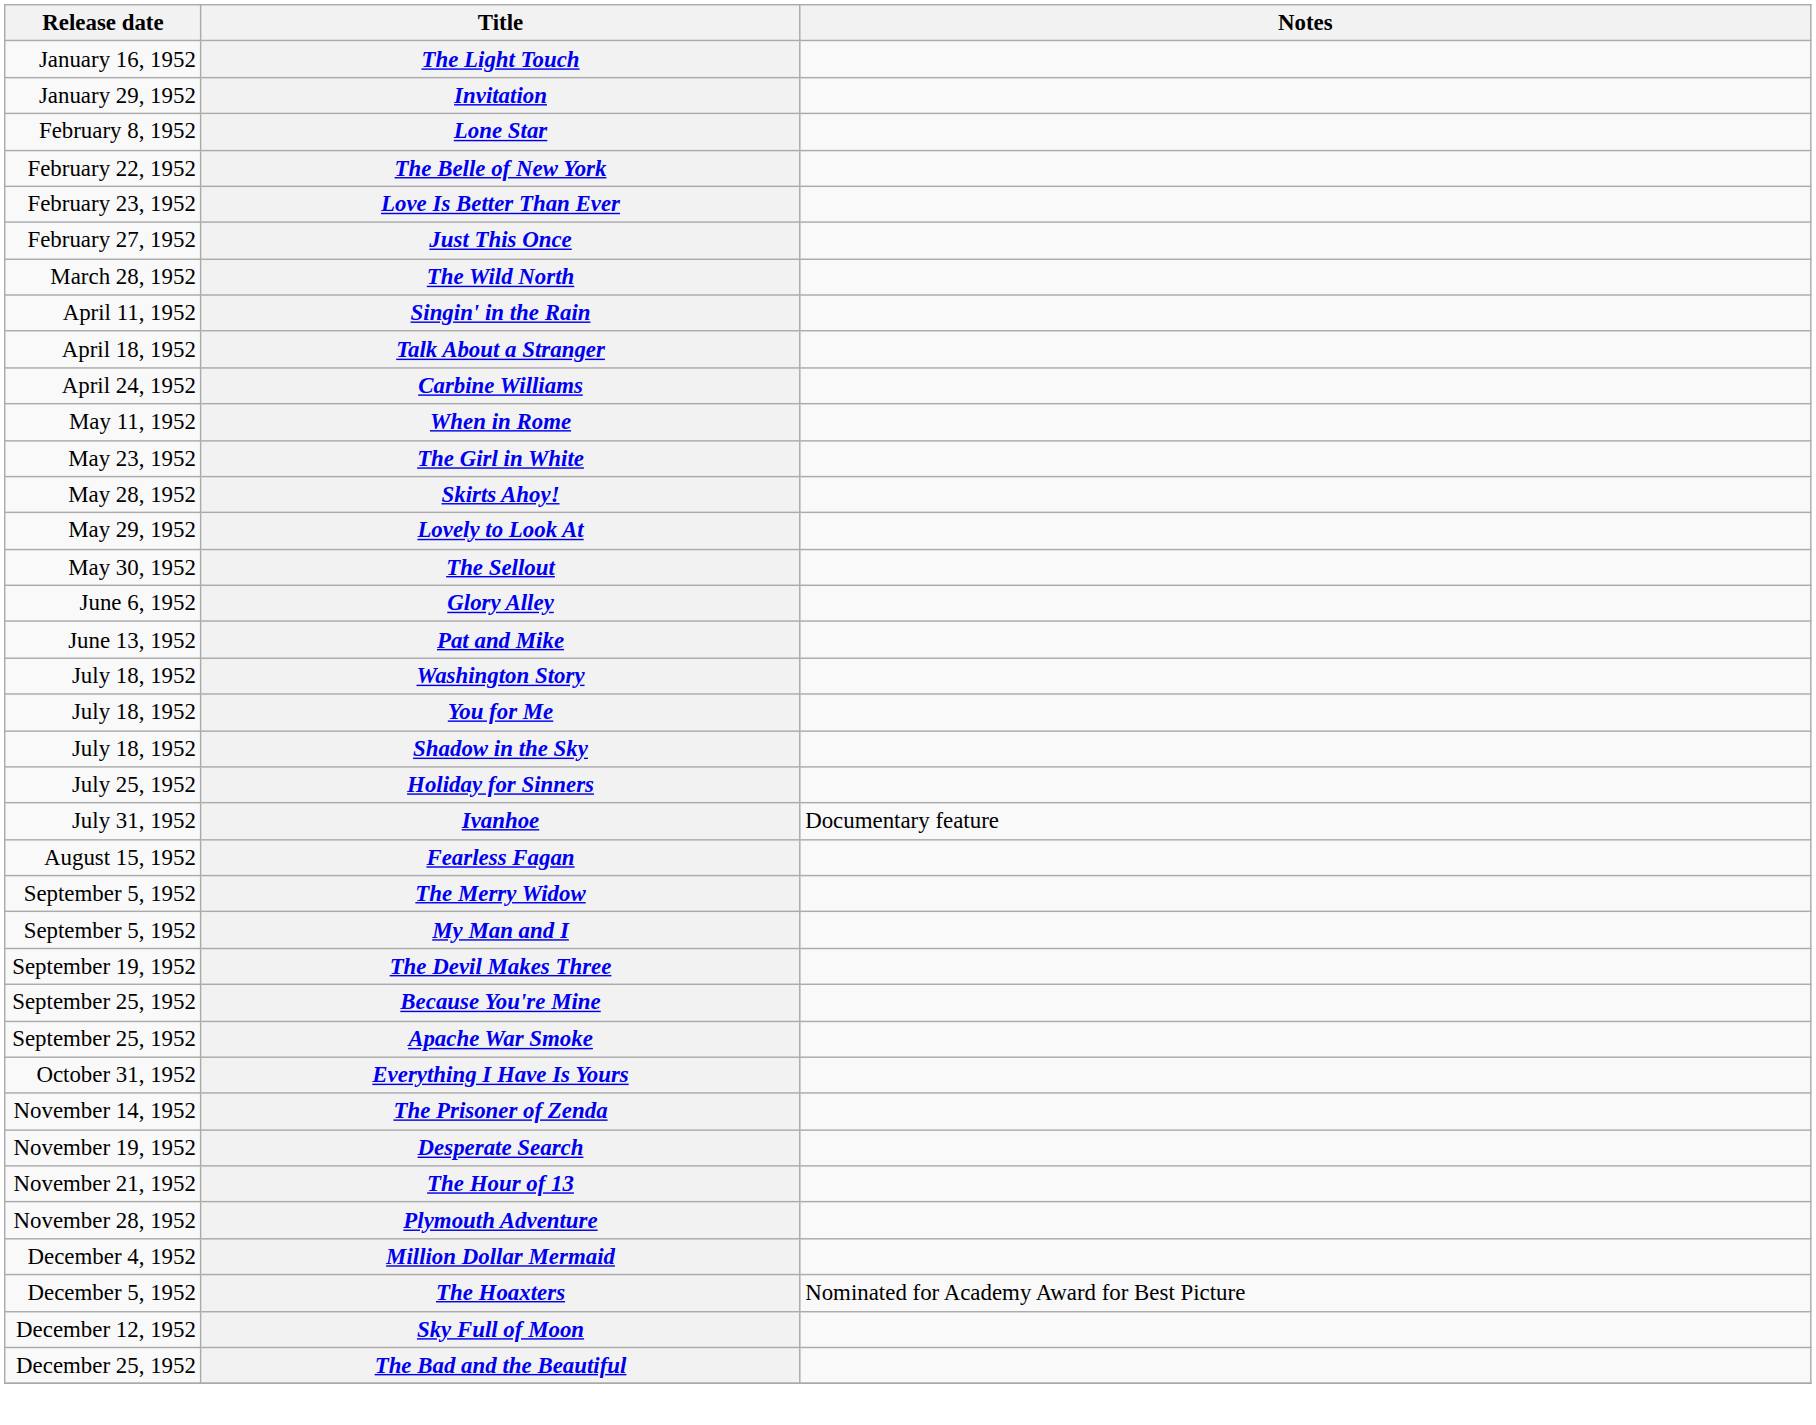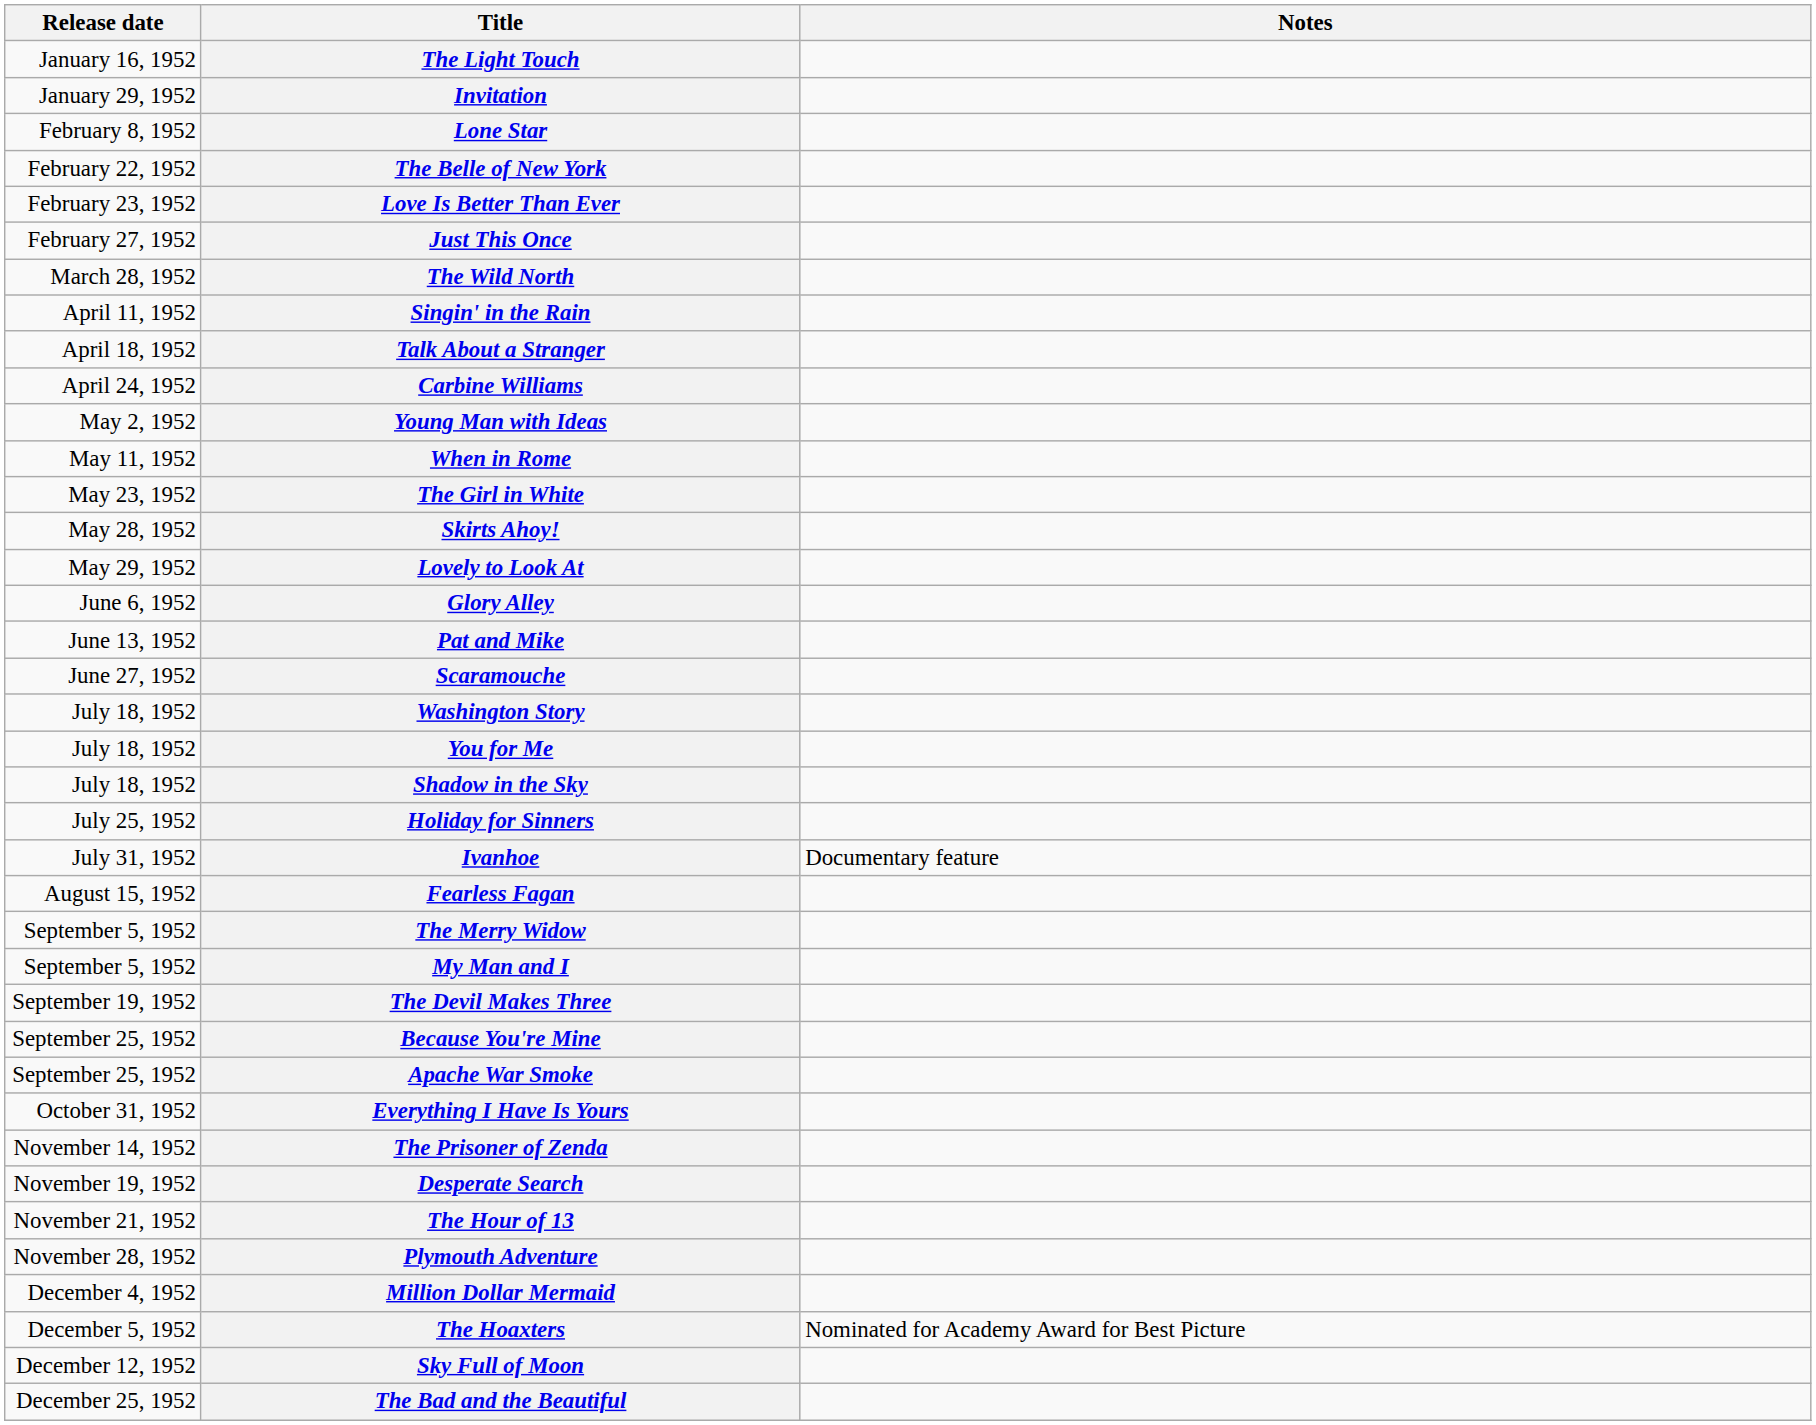+ row: (501, 421)
- row: (501, 566)
+ row: (501, 675)
